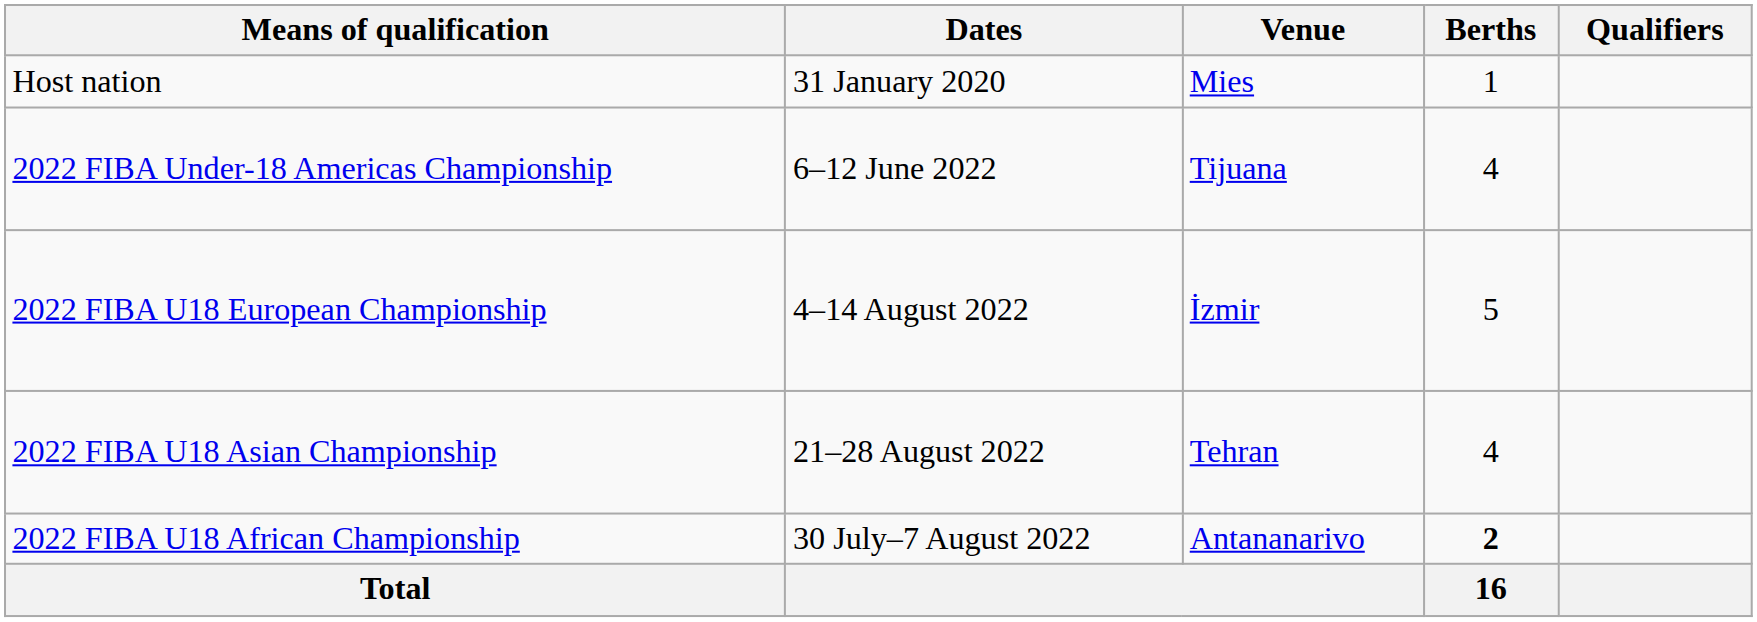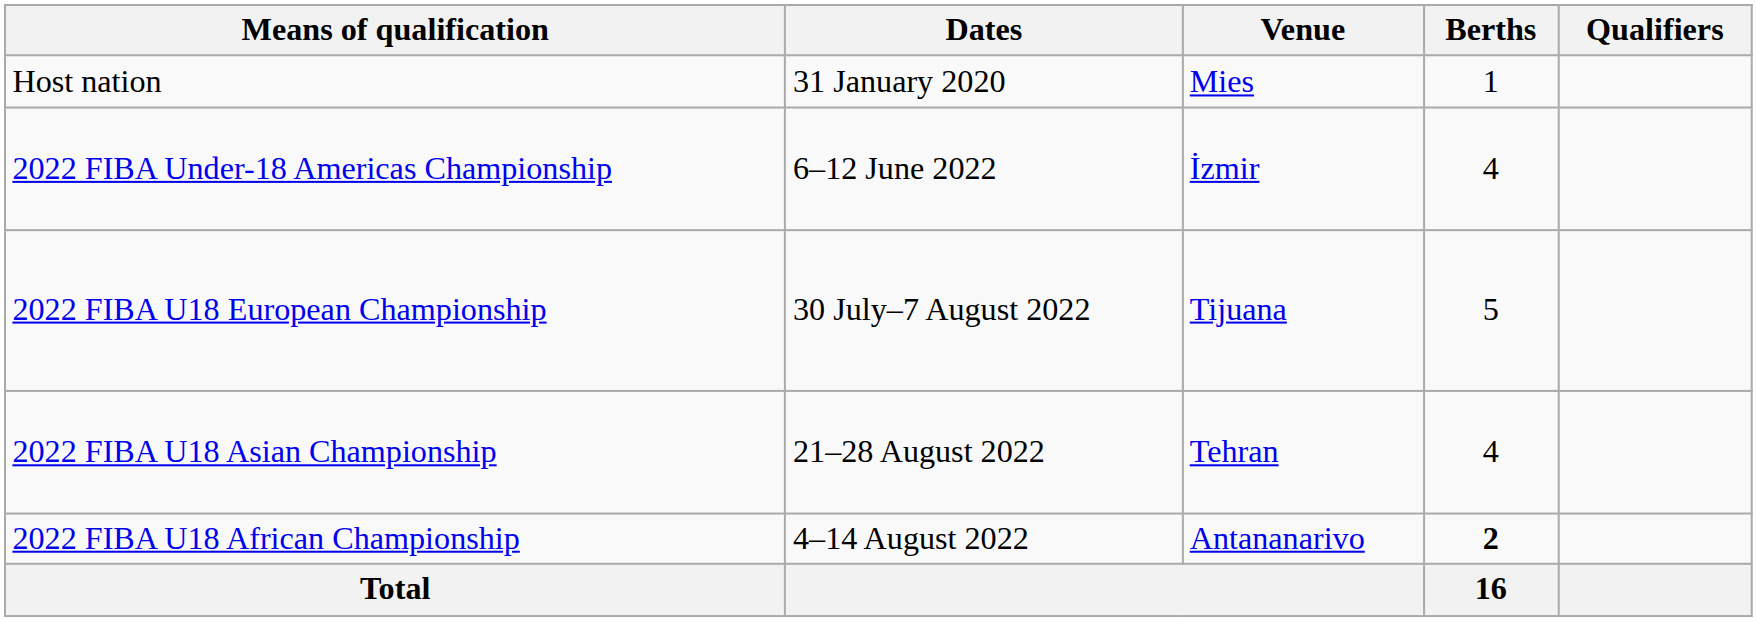(1238, 168) Tijuana -> (1225, 168) İzmir
(911, 309) 4–14 August 2022 -> (942, 309) 30 July–7 August 2022
(1225, 309) İzmir -> (1238, 309) Tijuana
(942, 538) 30 July–7 August 2022 -> (911, 538) 4–14 August 2022
